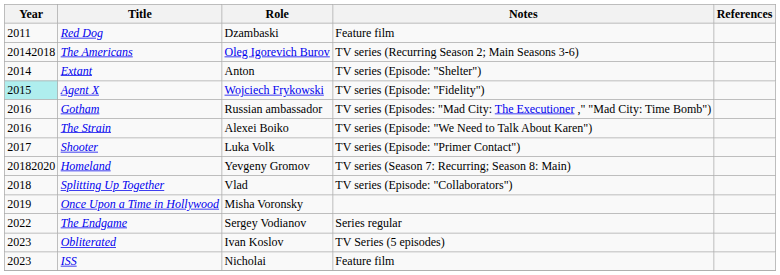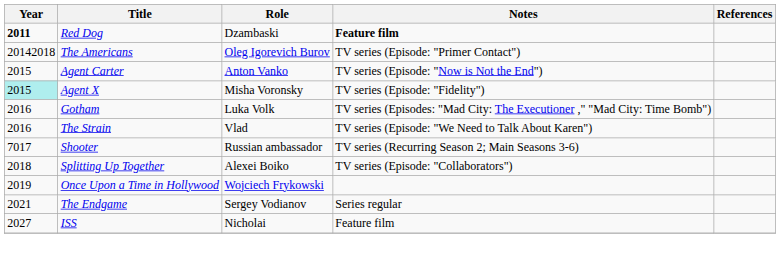(19, 33) normal -> (19, 33) bold
(365, 33) normal -> (367, 33) bold
(457, 52) TV series (Recurring Season 2; Main Seasons 3-6) -> (428, 52) TV series (Episode: "Primer Contact")
- row: (76, 71)
+ row: (92, 71)
(274, 90) Wojciech Frykowski -> (264, 90) Misha Voronsky
(273, 109) Russian ambassador -> (249, 109) Luka Volk
(257, 128) Alexei Boiko -> (236, 128) Vlad
(19, 147) 2017 -> (19, 147) 7017
(249, 147) Luka Volk -> (273, 147) Russian ambassador
(428, 147) TV series (Episode: "Primer Contact") -> (457, 147) TV series (Recurring Season 2; Main Seasons 3-6)
- row: (86, 166)
(236, 185) Vlad -> (257, 166) Alexei Boiko
(264, 204) Misha Voronsky -> (274, 185) Wojciech Frykowski
(19, 223) 2022 -> (19, 204) 2021
- row: (88, 242)
(19, 261) 2023 -> (19, 223) 2027
